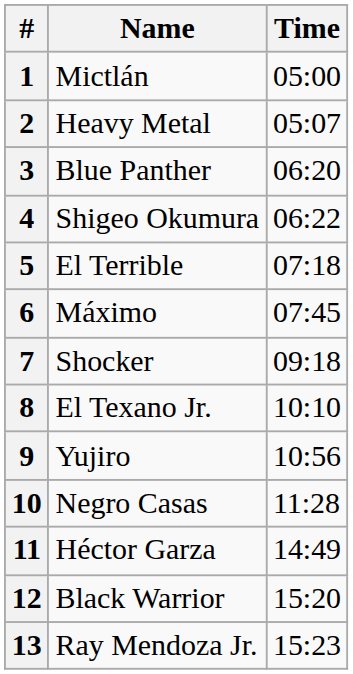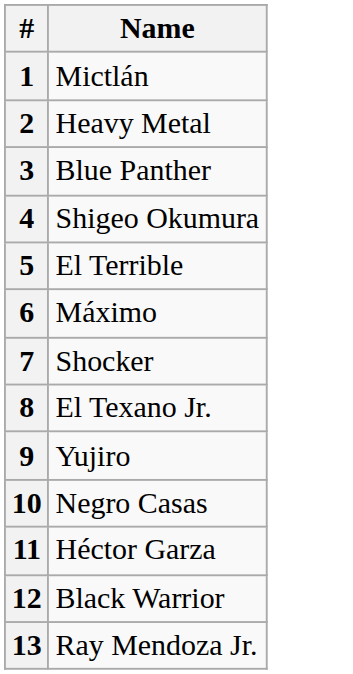- column: (307, 28)
